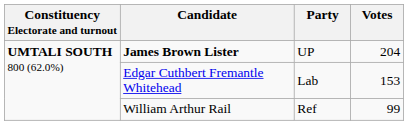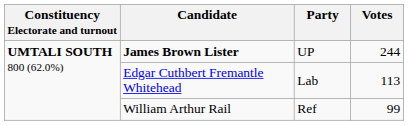(390, 51) 204 -> (390, 51) 244
(390, 80) 153 -> (390, 80) 113
